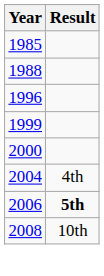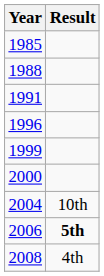+ row: (25, 97)
(73, 177) 4th -> (73, 204) 10th
(73, 230) 10th -> (73, 257) 4th
